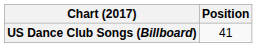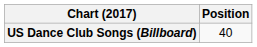(226, 33) 41 -> (226, 33) 40
